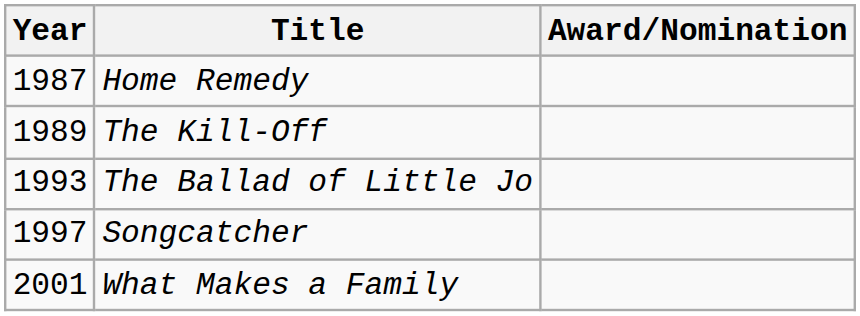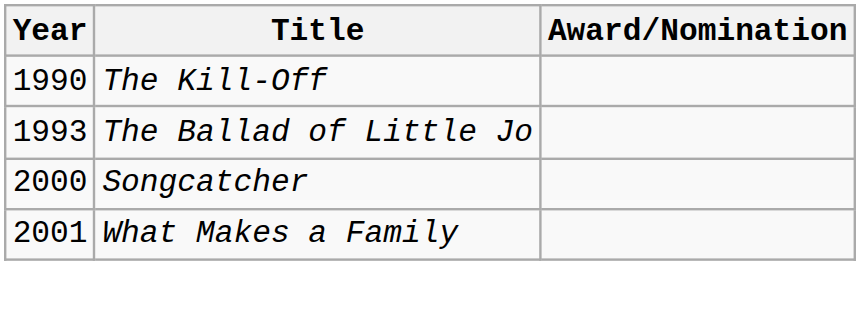- row: (205, 81)
(50, 132) 1989 -> (50, 81) 1990
(50, 234) 1997 -> (50, 183) 2000
